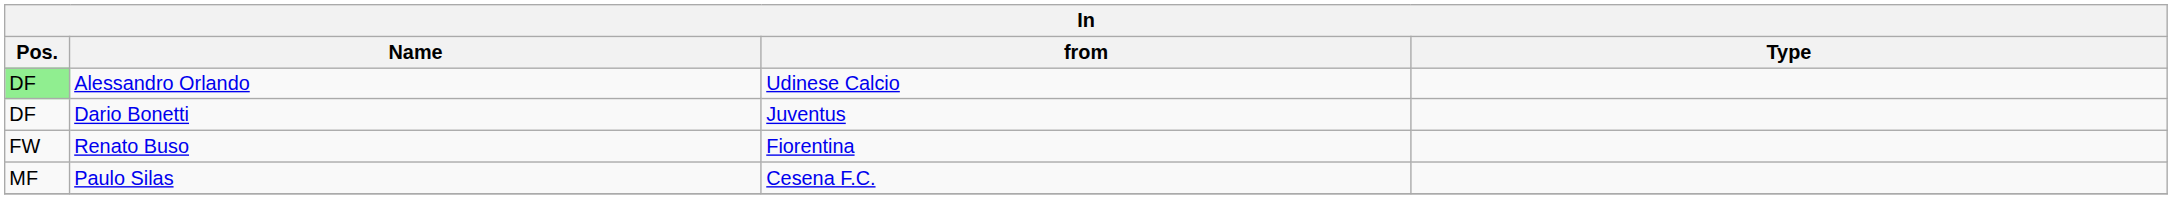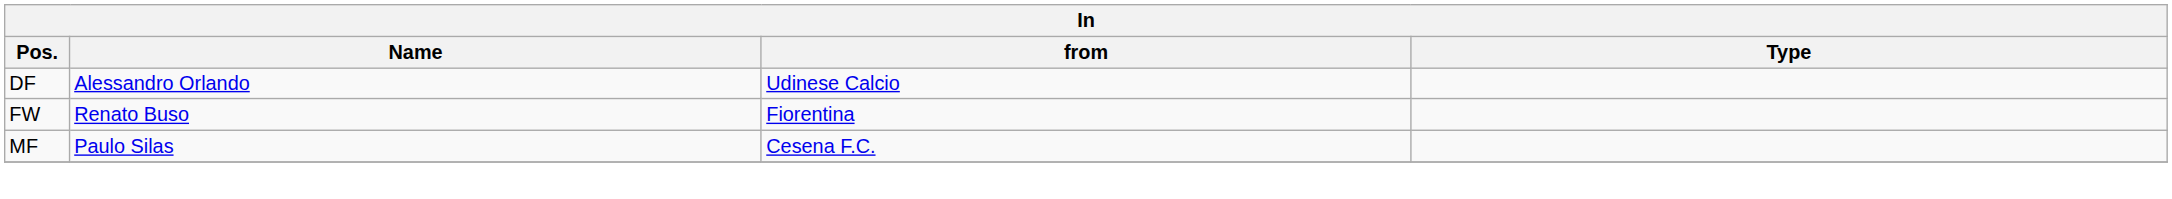(23, 84) lightgreen background -> (23, 84) no background
- row: (132, 115)
